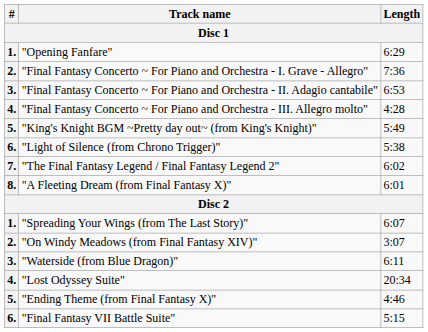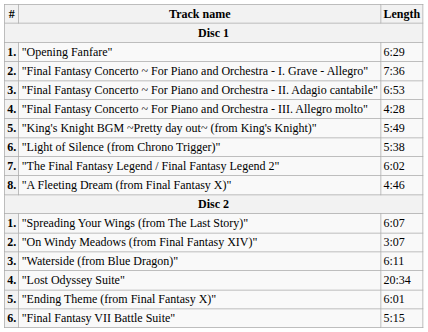(394, 185) 6:01 -> (394, 185) 4:46
(394, 299) 4:46 -> (394, 299) 6:01
